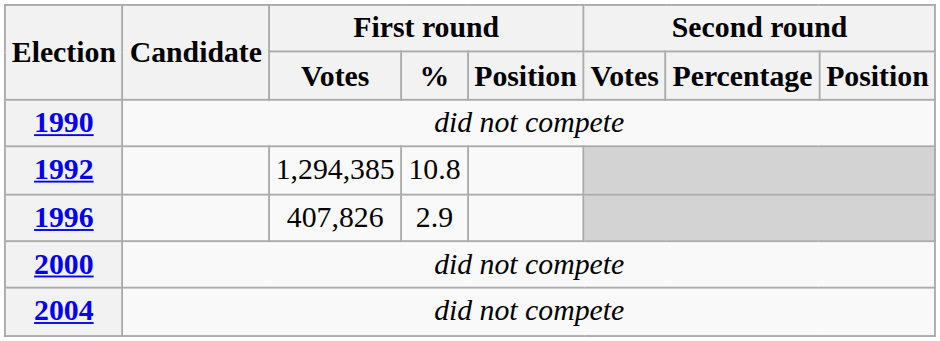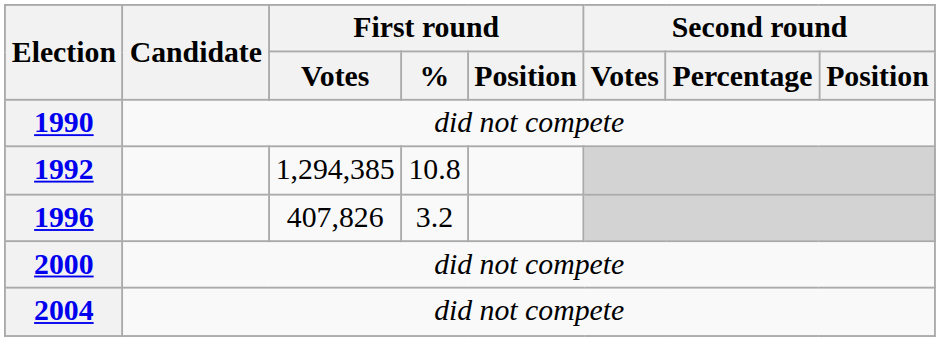(434, 216) 2.9 -> (434, 216) 3.2
